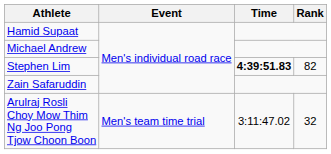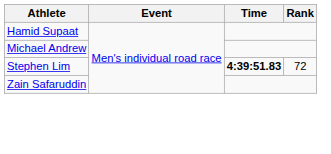(310, 67) 82 -> (300, 67) 72
- row: (52, 121)
